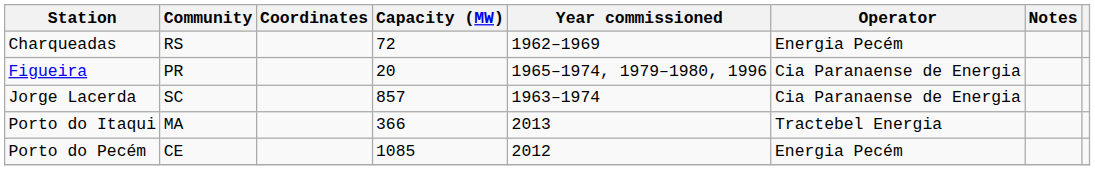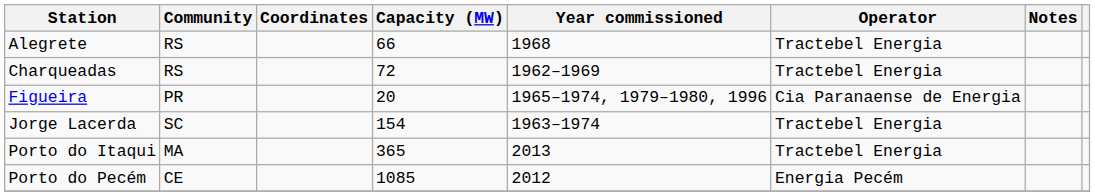+ row: (48, 45)
(839, 45) Energia Pecém -> (859, 71) Tractebel Energia
(391, 98) 857 -> (391, 125) 154
(898, 98) Cia Paranaense de Energia -> (859, 125) Tractebel Energia
(391, 125) 366 -> (391, 151) 365
